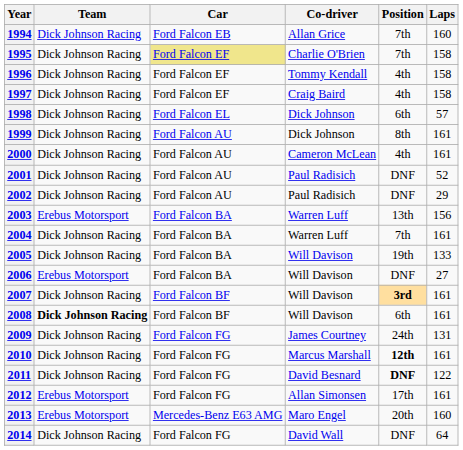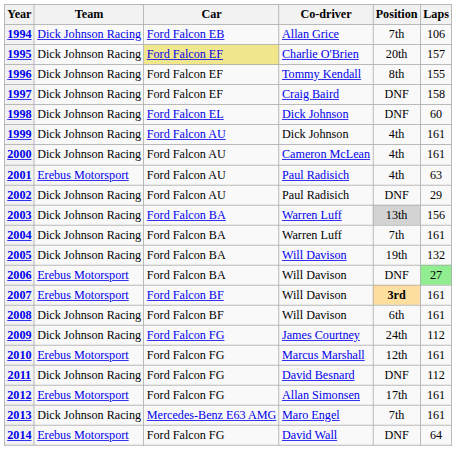(442, 34) 160 -> (436, 34) 106
(403, 54) 7th -> (397, 54) 20th
(442, 54) 158 -> (436, 54) 157
(403, 74) 4th -> (397, 74) 8th
(442, 74) 158 -> (436, 74) 155
(403, 94) 4th -> (397, 94) DNF
(403, 114) 6th -> (397, 114) DNF
(442, 114) 57 -> (436, 114) 60
(403, 135) 8th -> (397, 135) 4th
(89, 175) Dick Johnson Racing -> (83, 175) Erebus Motorsport
(403, 175) DNF -> (397, 175) 4th
(442, 175) 52 -> (436, 175) 63
(83, 215) Erebus Motorsport -> (89, 215) Dick Johnson Racing
(403, 215) no background -> (397, 215) lightgrey background
(442, 255) 133 -> (436, 255) 132
(442, 275) no background -> (436, 275) lightgreen background
(89, 295) Dick Johnson Racing -> (83, 295) Erebus Motorsport
(92, 315) bold -> (89, 315) normal
(442, 335) 131 -> (436, 335) 112
(89, 355) Dick Johnson Racing -> (83, 355) Erebus Motorsport
(403, 355) bold -> (397, 355) normal
(403, 375) bold -> (397, 375) normal
(442, 375) 122 -> (436, 375) 112
(83, 415) Erebus Motorsport -> (89, 415) Dick Johnson Racing
(403, 415) 20th -> (397, 415) 7th
(442, 415) 160 -> (436, 415) 161
(89, 435) Dick Johnson Racing -> (83, 435) Erebus Motorsport
